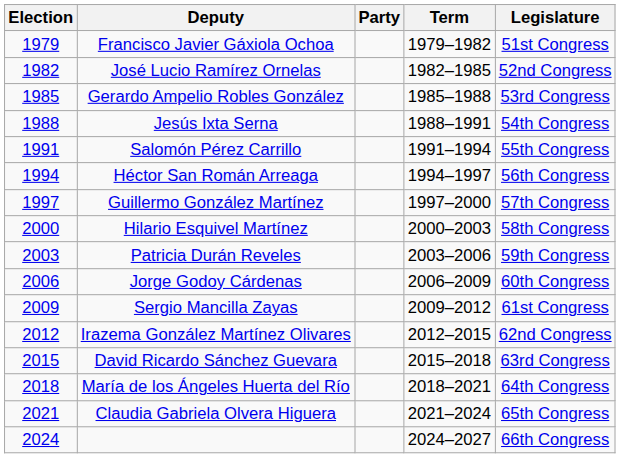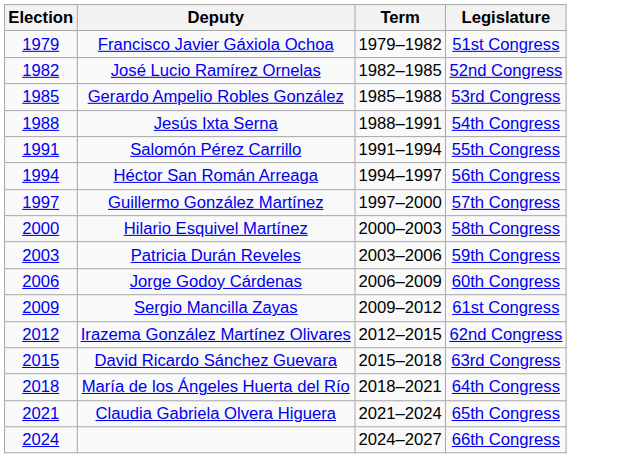- column: (379, 17)
